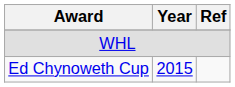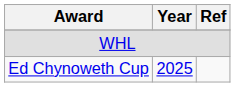(175, 69) 2015 -> (175, 69) 2025
